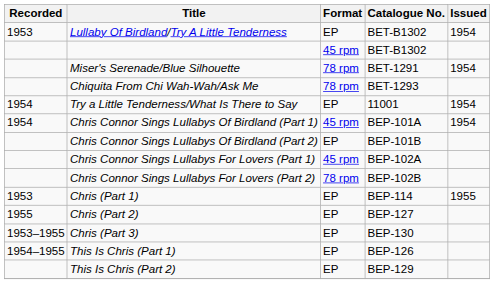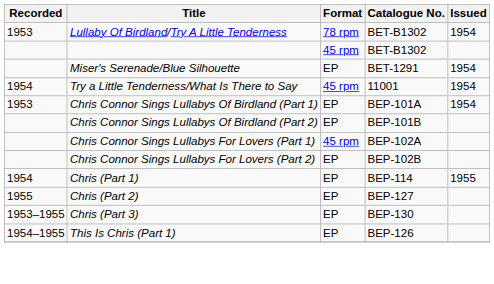(331, 31) EP -> (341, 31) 78 rpm
(341, 68) 78 rpm -> (331, 68) EP
- row: (164, 86)
(331, 104) EP -> (341, 86) 45 rpm
(20, 123) 1954 -> (20, 104) 1953
(341, 123) 45 rpm -> (331, 104) EP
(341, 178) 78 rpm -> (331, 159) EP
(20, 196) 1953 -> (20, 178) 1954
- row: (123, 269)
